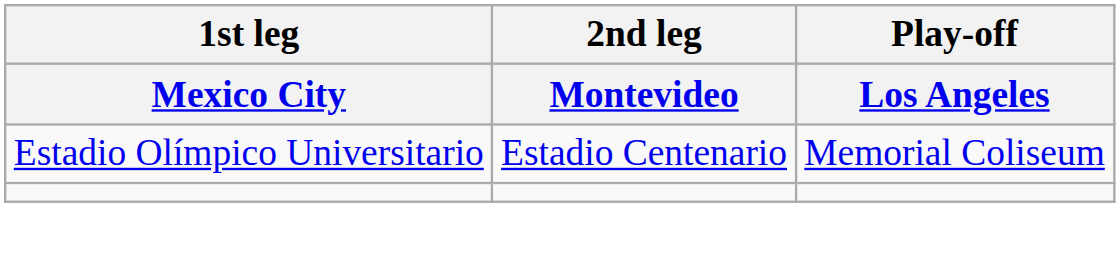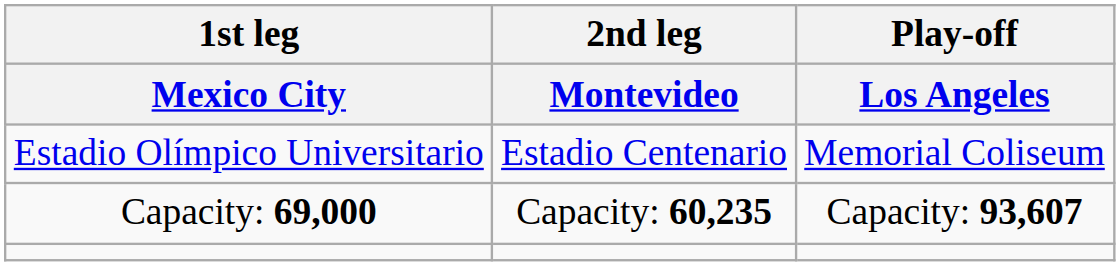+ row: (249, 212)
